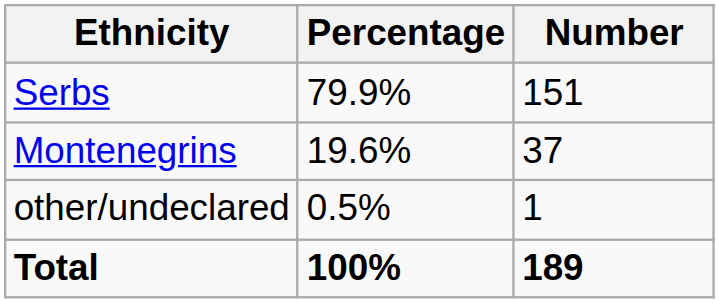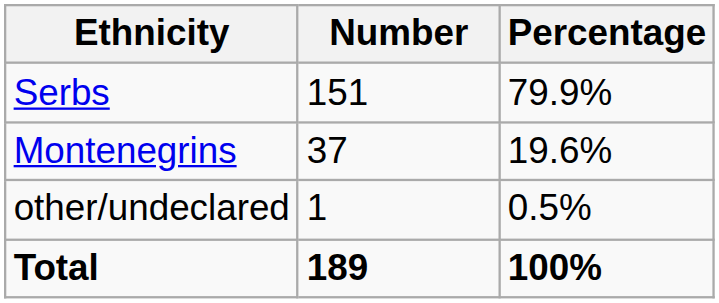columns swapped: (614, 33) <-> (406, 33)
